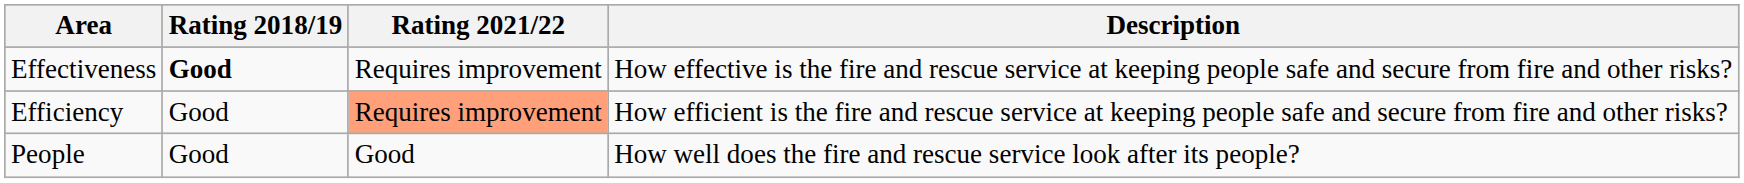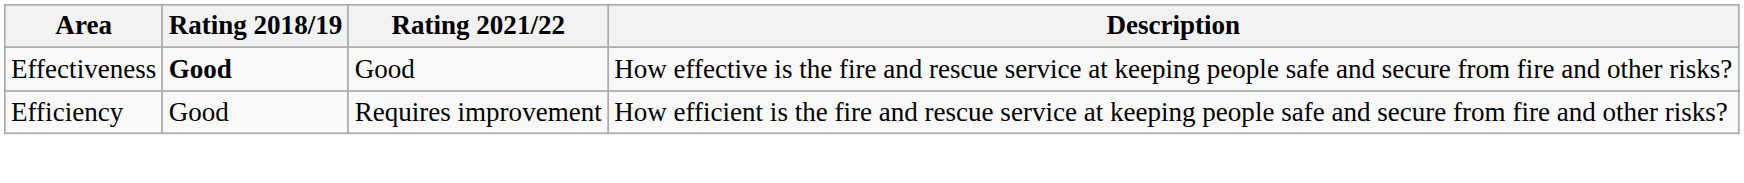(478, 68) Requires improvement -> (385, 68) Good
(478, 111) lightsalmon background -> (478, 111) no background
- row: (48, 154)
